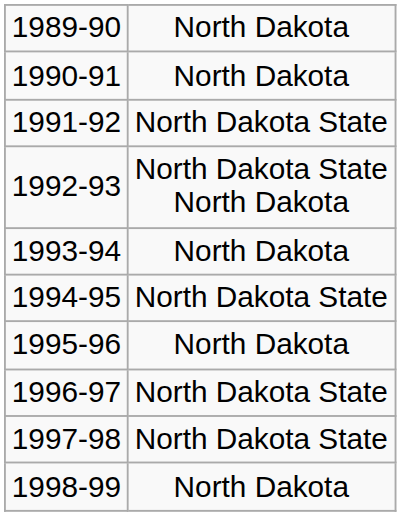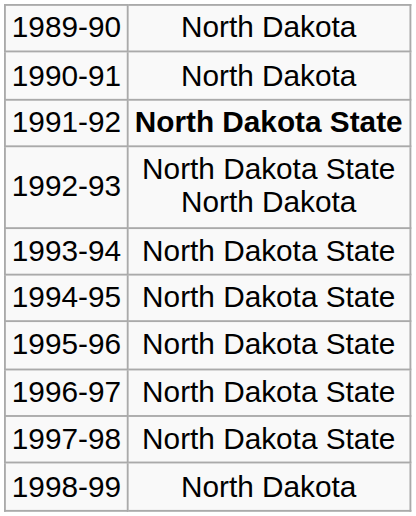(261, 122) normal -> (269, 122) bold
(261, 250) North Dakota -> (269, 250) North Dakota State
(261, 344) North Dakota -> (269, 344) North Dakota State
